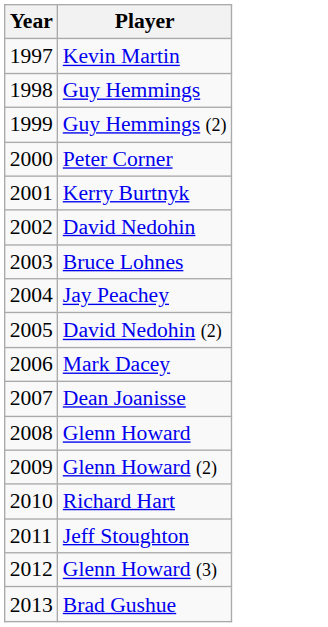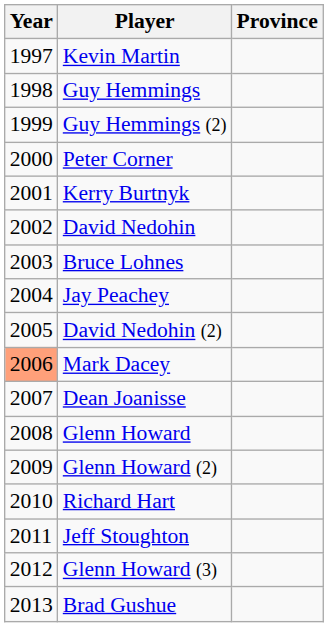+ column: (277, 21)
(31, 364) no background -> (31, 364) lightsalmon background
